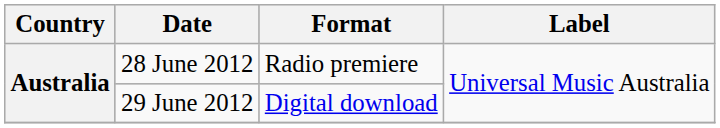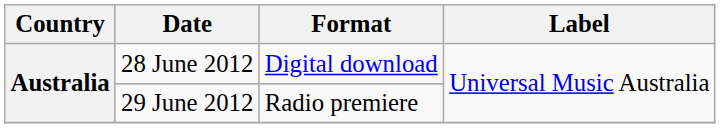(342, 63) Radio premiere -> (351, 63) Digital download
(351, 102) Digital download -> (342, 102) Radio premiere
